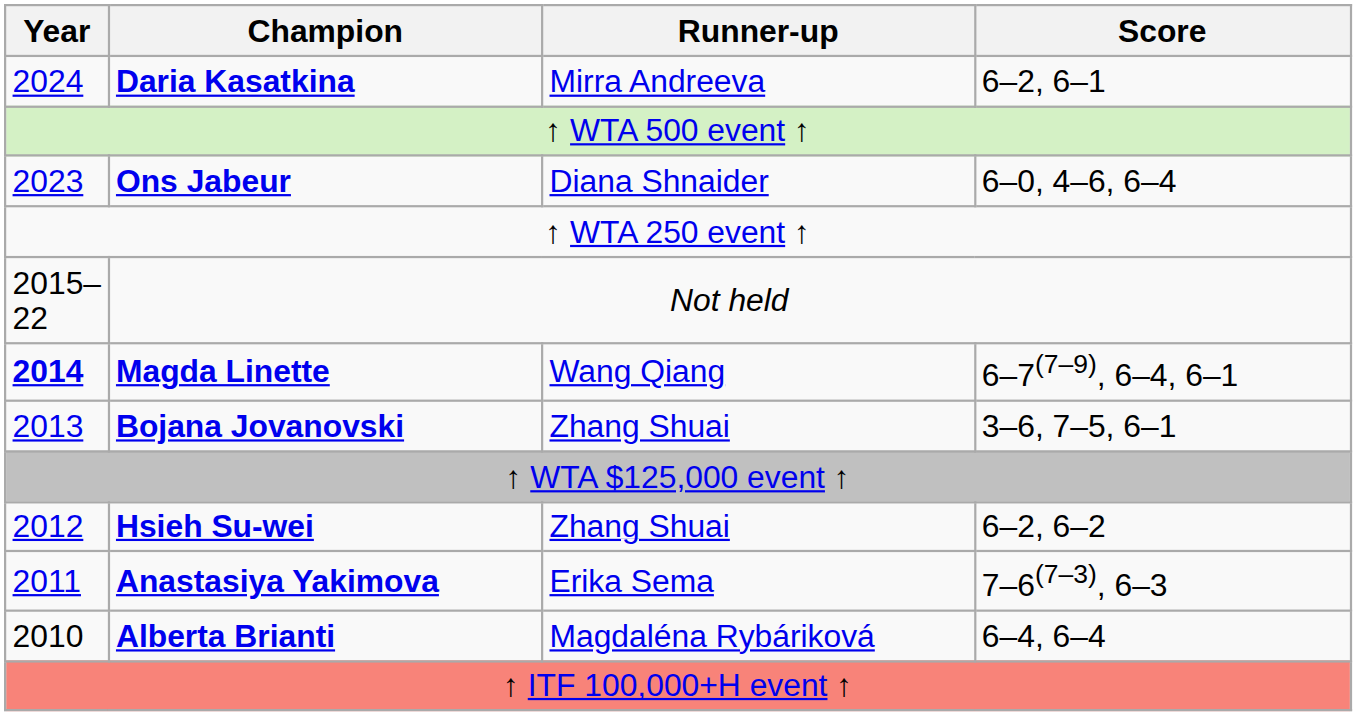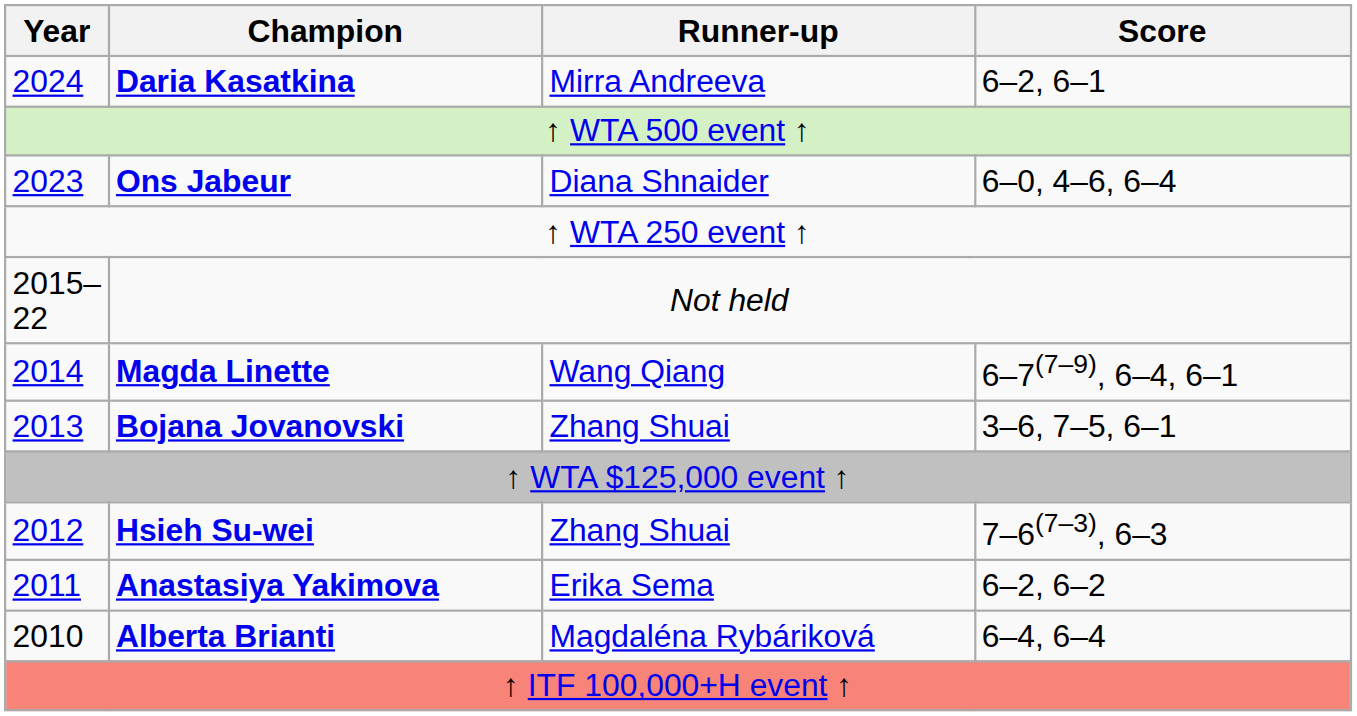(48, 372) bold -> (48, 372) normal
(1044, 527) 6–2, 6–2 -> (1075, 531) 7–6(7–3), 6–3
(1075, 581) 7–6(7–3), 6–3 -> (1044, 586) 6–2, 6–2
